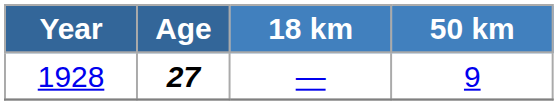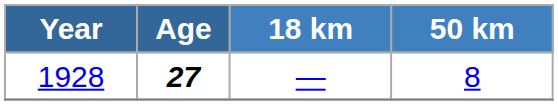(472, 76) 9 -> (472, 76) 8
